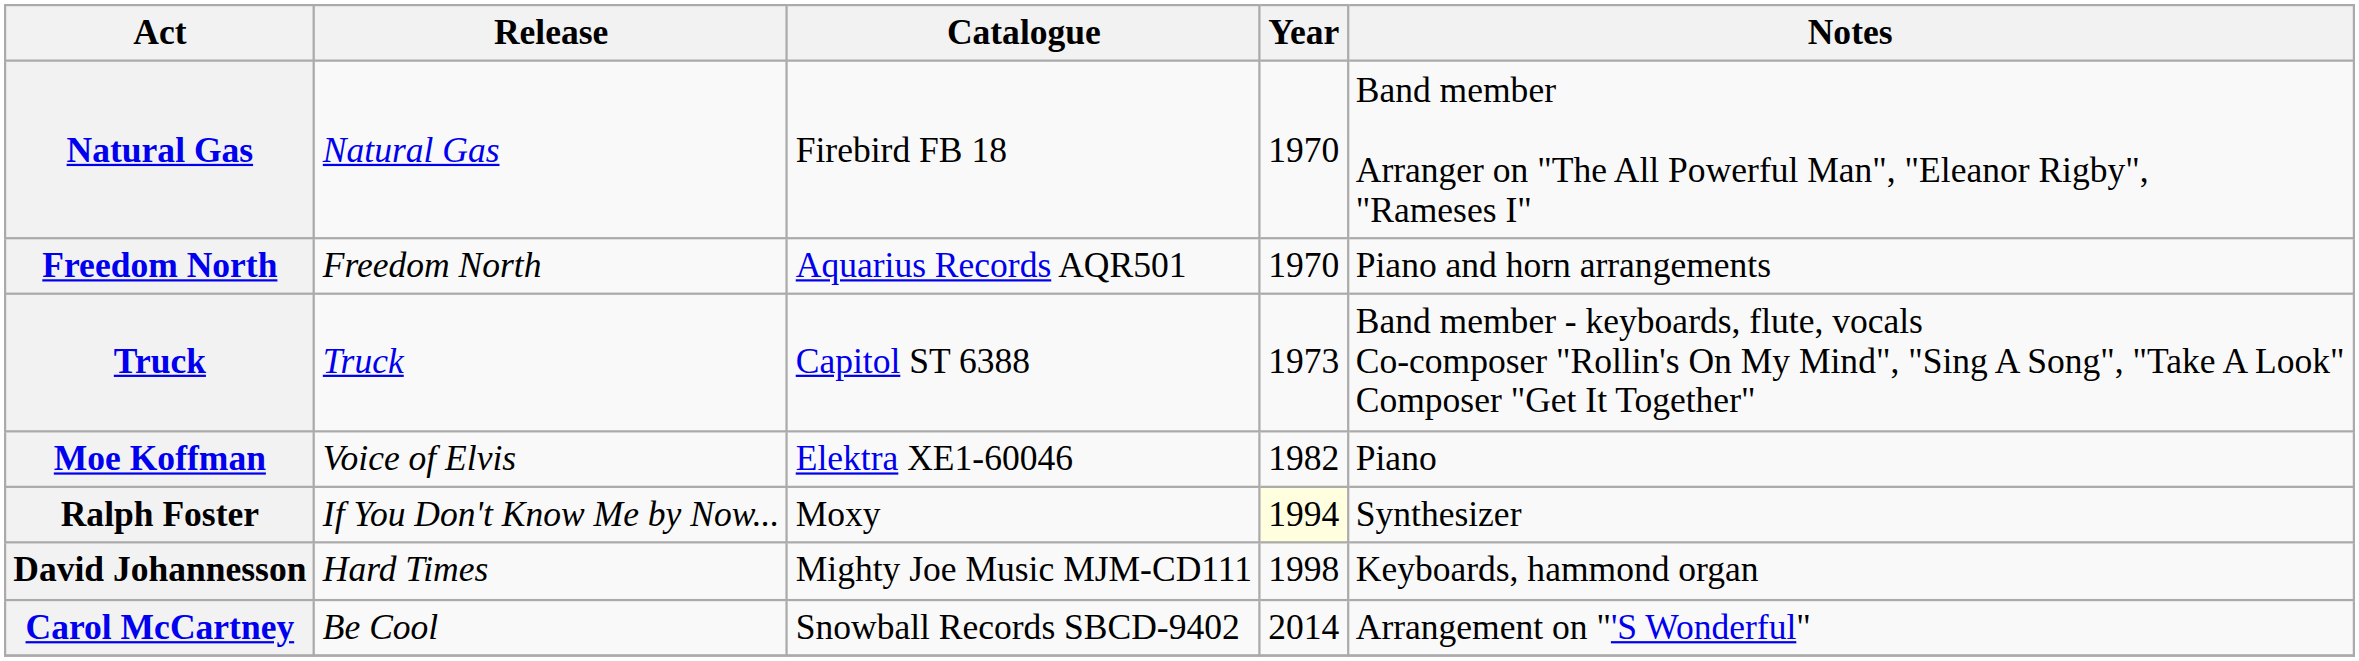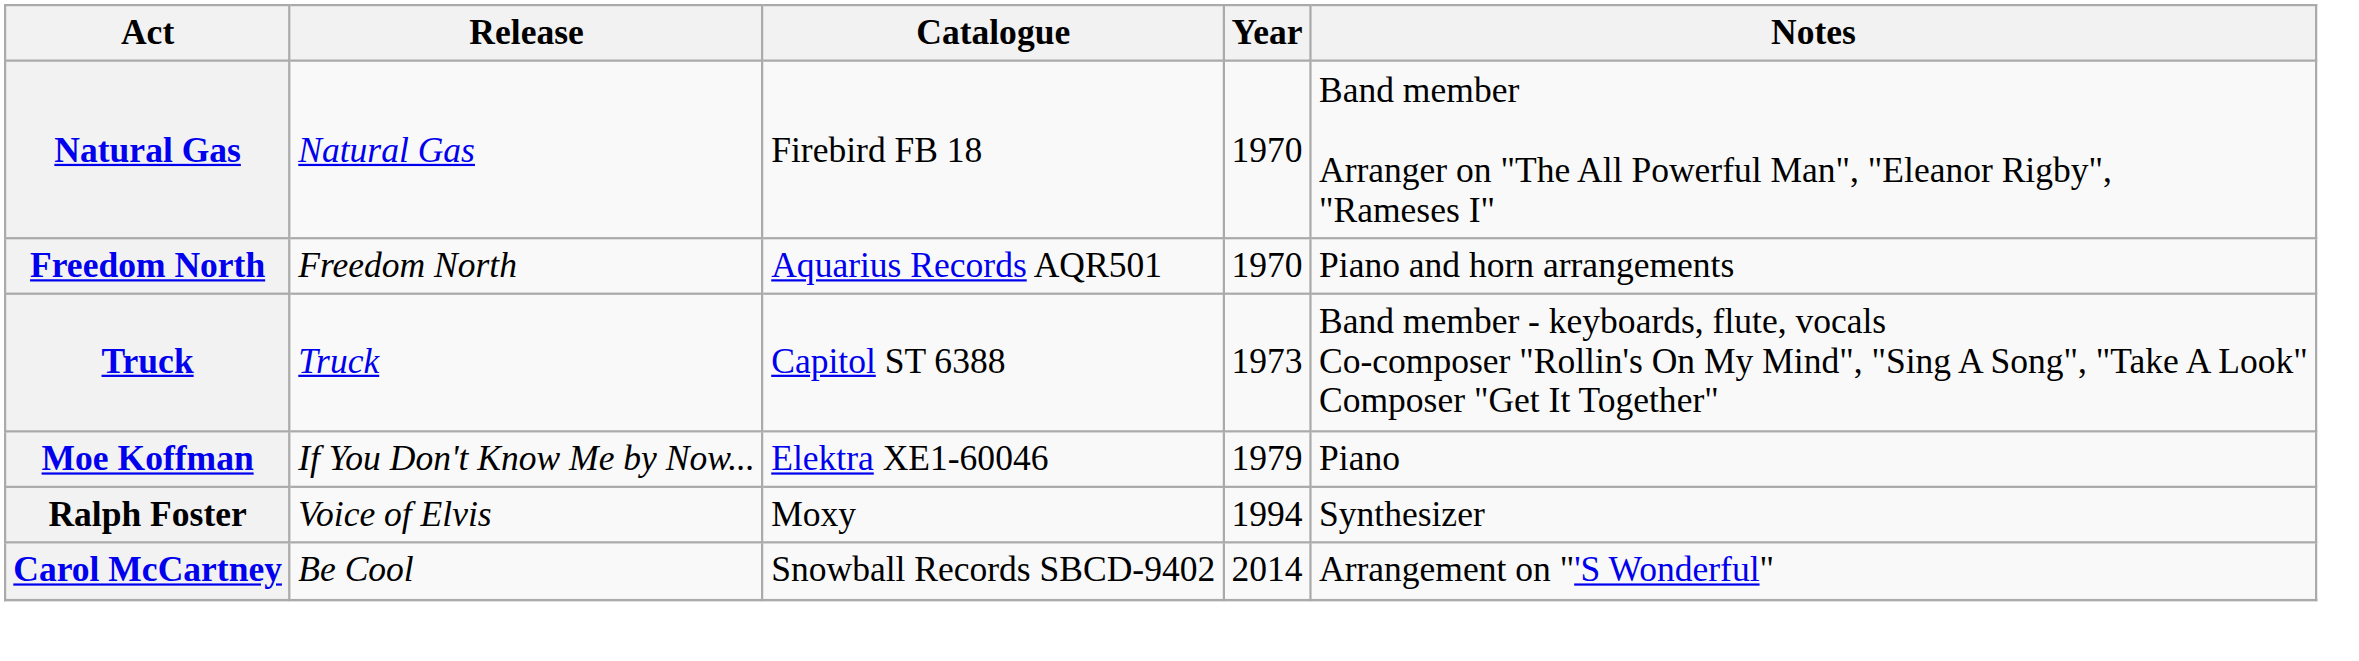(419, 457) Voice of Elvis -> (527, 457) If You Don't Know Me by Now...
(1304, 457) 1982 -> (1267, 457) 1979
(551, 514) If You Don't Know Me by Now... -> (395, 514) Voice of Elvis
(1304, 514) lightyellow background -> (1267, 514) no background
- row: (160, 570)
